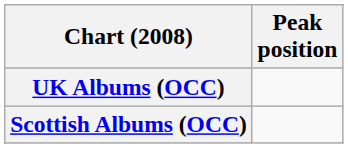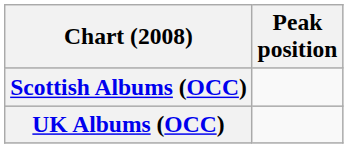rows swapped: (128, 124) <-> (128, 86)
